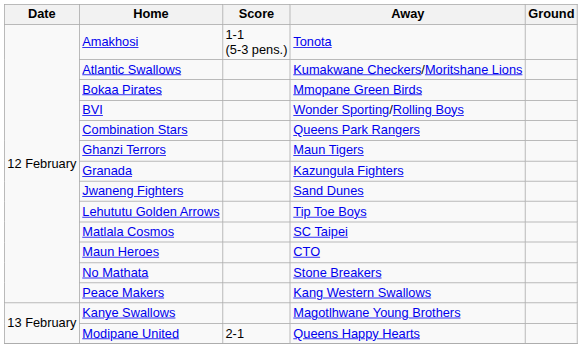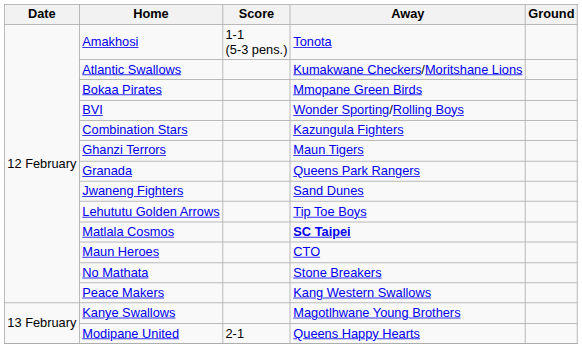(357, 130) Queens Park Rangers -> (348, 130) Kazungula Fighters
(348, 171) Kazungula Fighters -> (357, 171) Queens Park Rangers
(321, 232) normal -> (322, 232) bold
